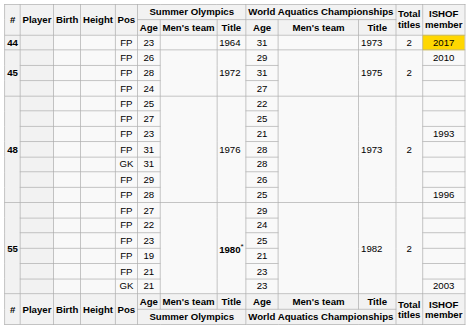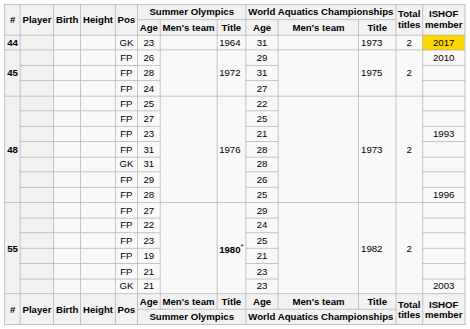(126, 43) FP -> (126, 43) GK
